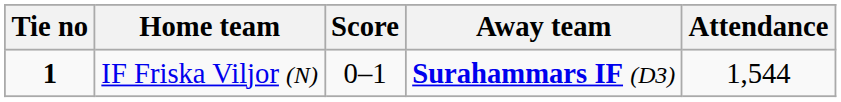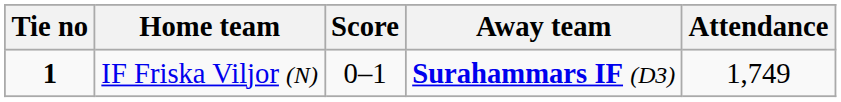(758, 72) 1,544 -> (758, 72) 1,749
